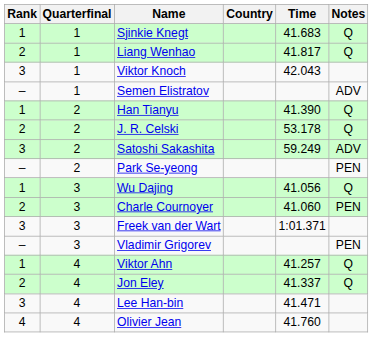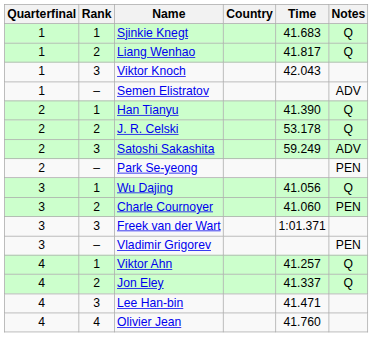columns swapped: (22, 14) <-> (77, 14)
